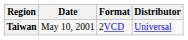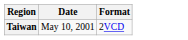- column: (158, 12)
